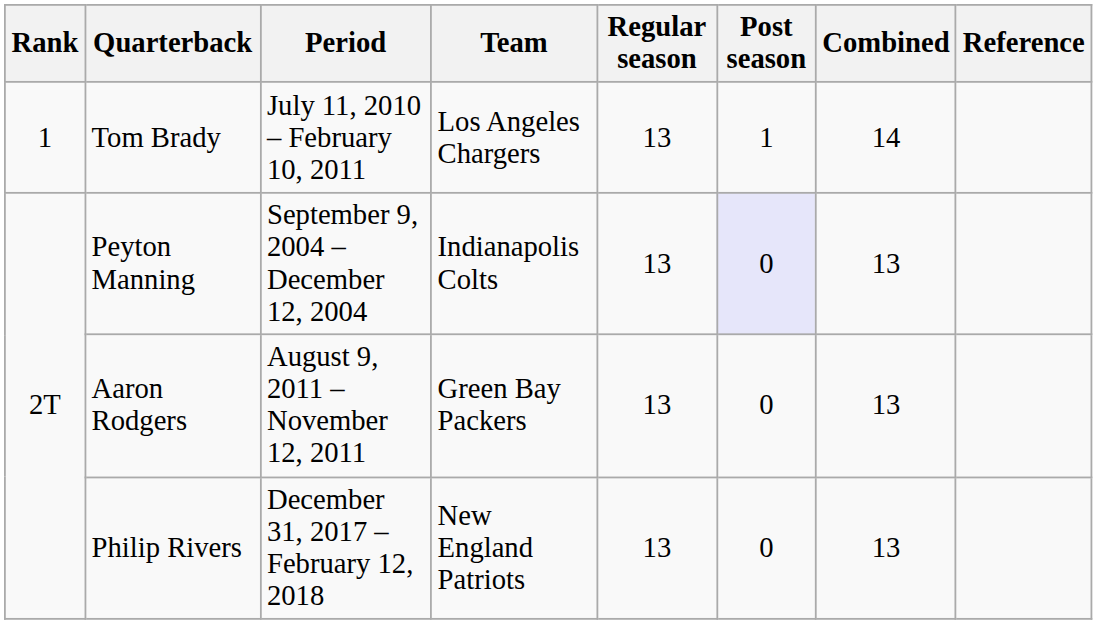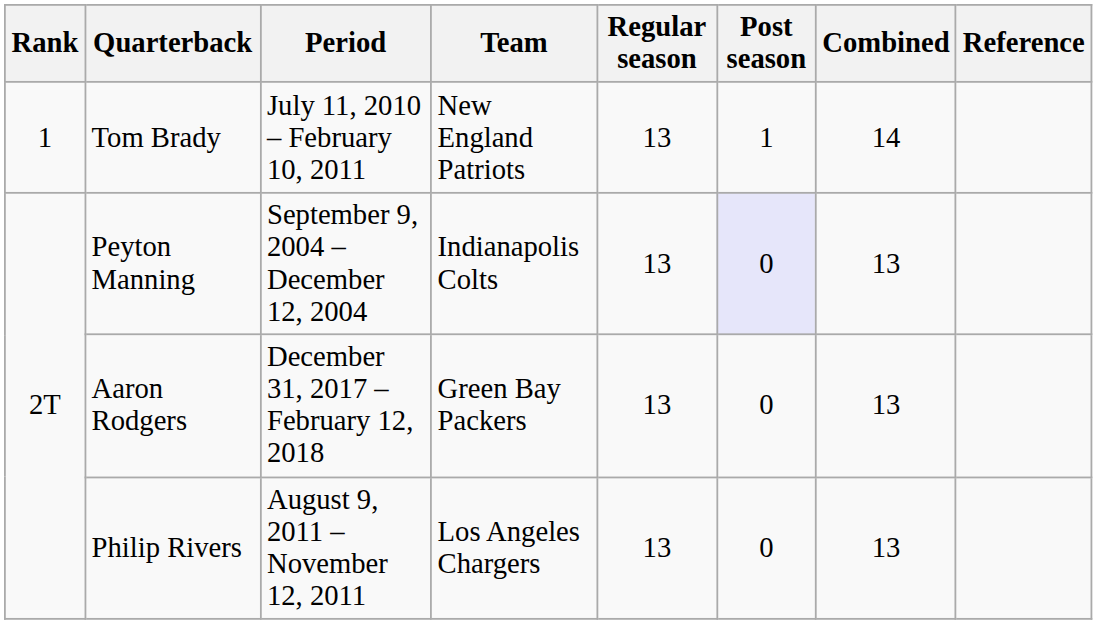(509, 137) Los Angeles Chargers -> (485, 137) New England Patriots
(327, 405) August 9, 2011 – November 12, 2011 -> (340, 405) December 31, 2017 – February 12, 2018
(340, 547) December 31, 2017 – February 12, 2018 -> (327, 547) August 9, 2011 – November 12, 2011
(485, 547) New England Patriots -> (509, 547) Los Angeles Chargers
